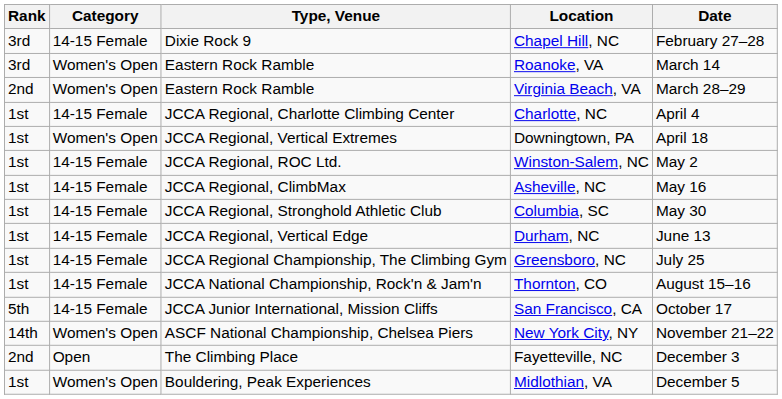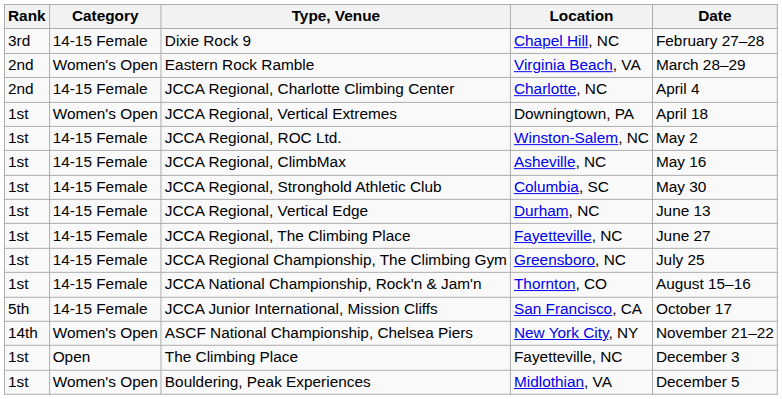- row: (240, 65)
(18, 114) 1st -> (21, 89) 2nd
+ row: (288, 235)
(21, 357) 2nd -> (18, 357) 1st
